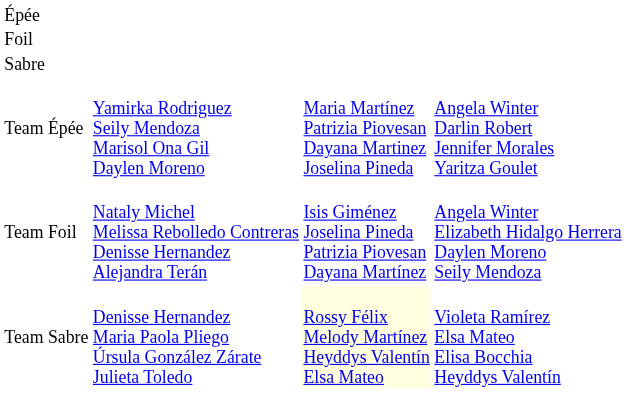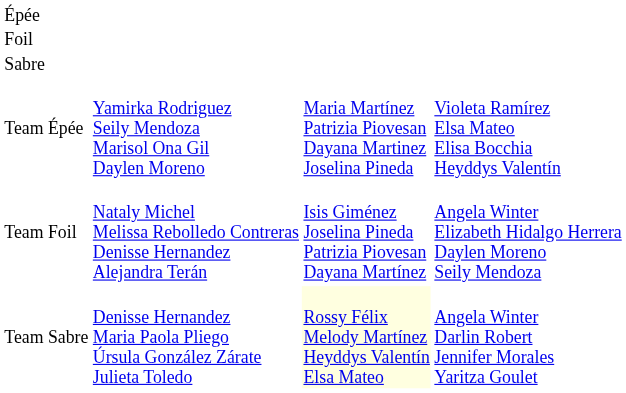(494, 138) Angela Winter Darlin Robert Jennifer Morales Yaritza Goulet -> (498, 138) Violeta Ramírez Elsa Mateo Elisa Bocchia Heyddys Valentín
(498, 347) Violeta Ramírez Elsa Mateo Elisa Bocchia Heyddys Valentín -> (494, 347) Angela Winter Darlin Robert Jennifer Morales Yaritza Goulet
